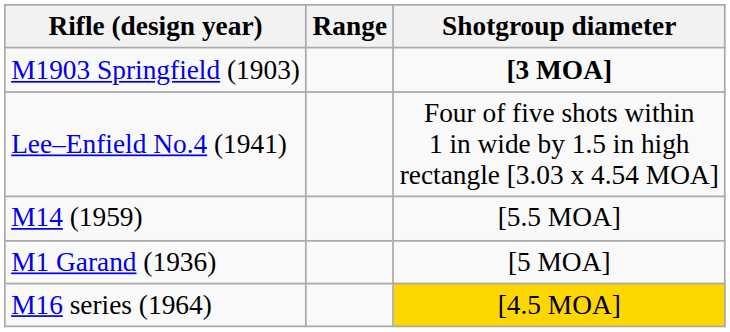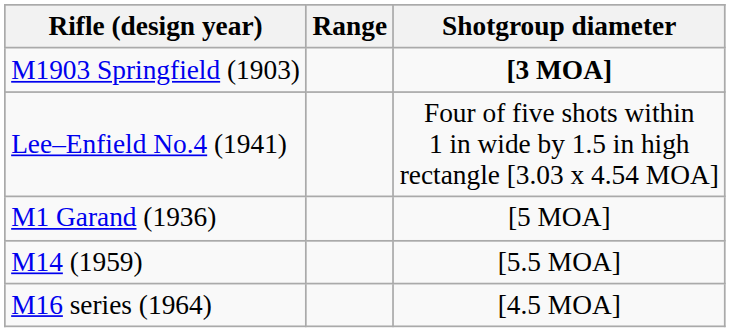rows swapped: (114, 261) <-> (77, 217)
(559, 304) gold background -> (559, 304) no background
